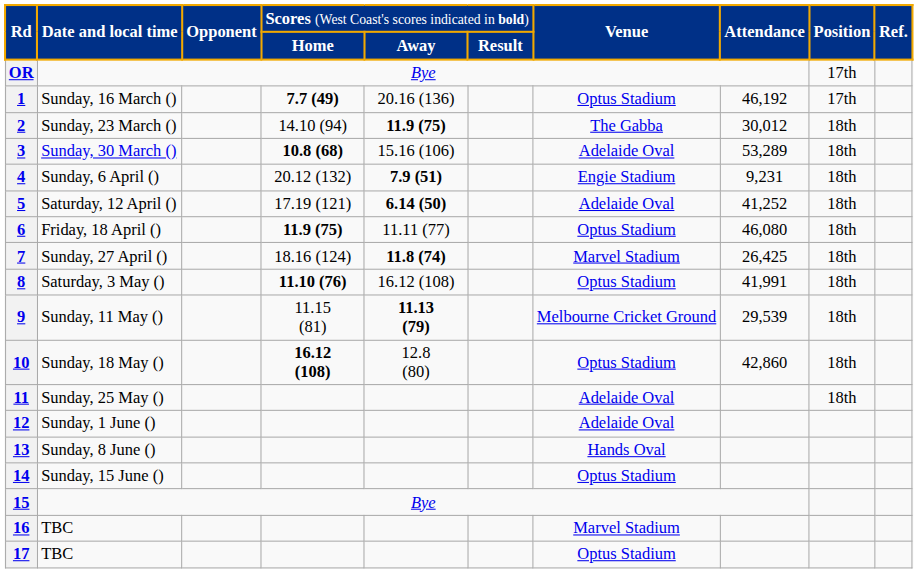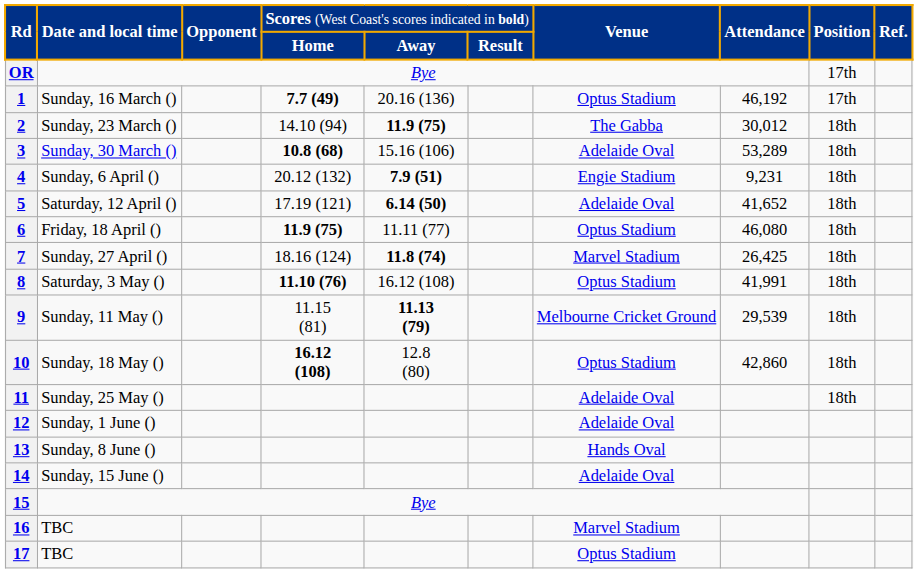(765, 203) 41,252 -> (765, 203) 41,652
(627, 475) Optus Stadium -> (627, 475) Adelaide Oval
